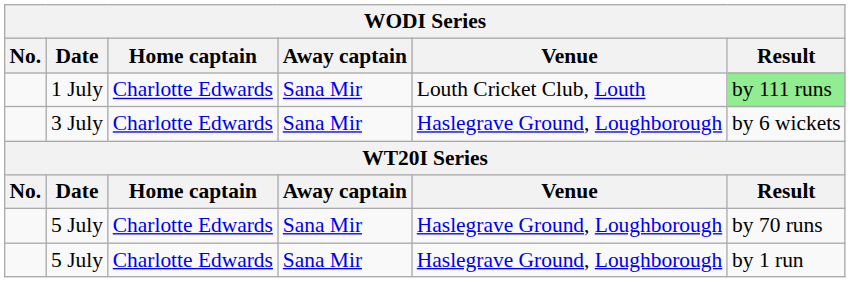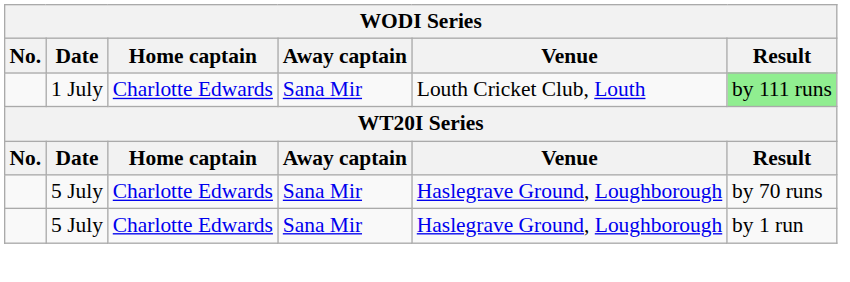- row: (25, 124)
